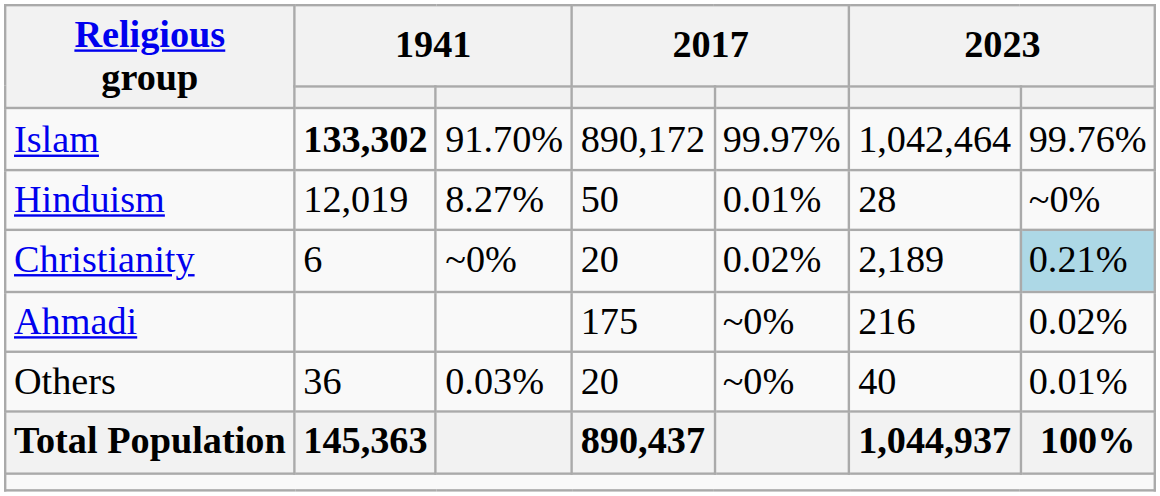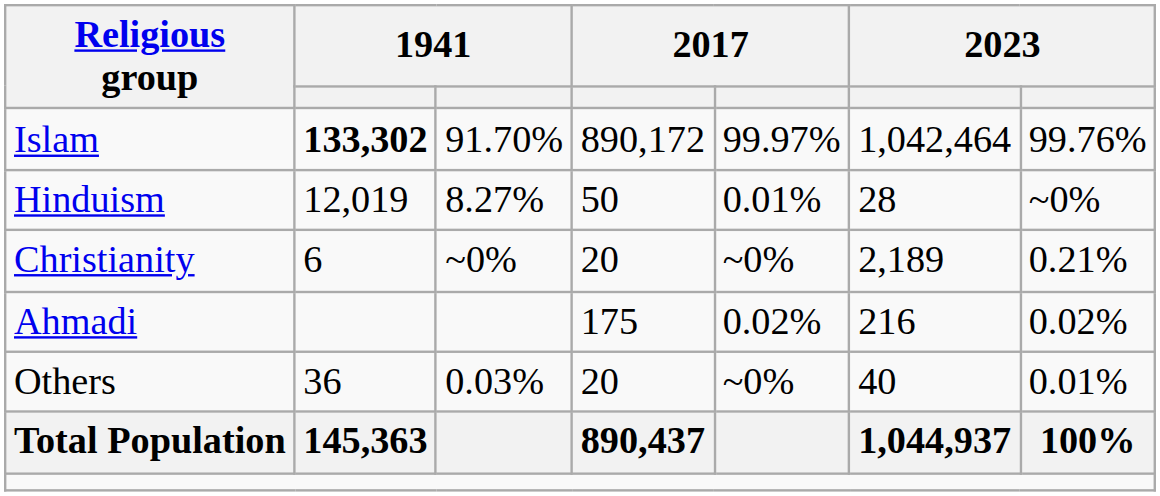(772, 259) 0.02% -> (758, 259) ~0%
(1078, 259) lightblue background -> (1078, 259) no background
(758, 320) ~0% -> (772, 320) 0.02%
